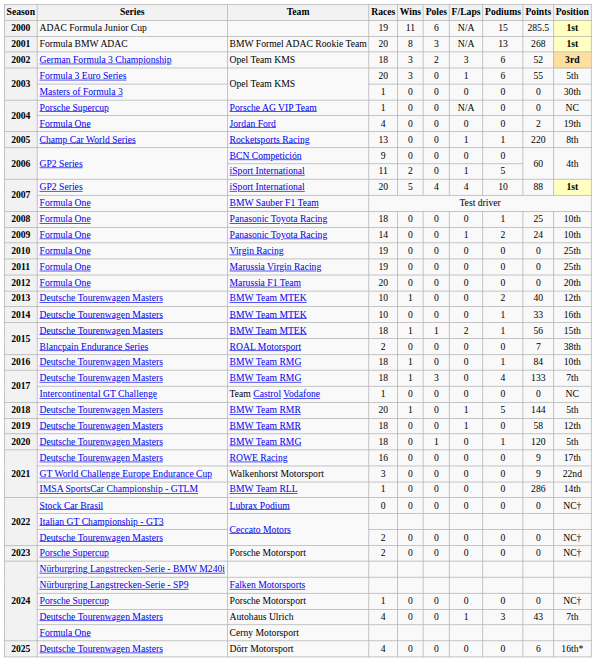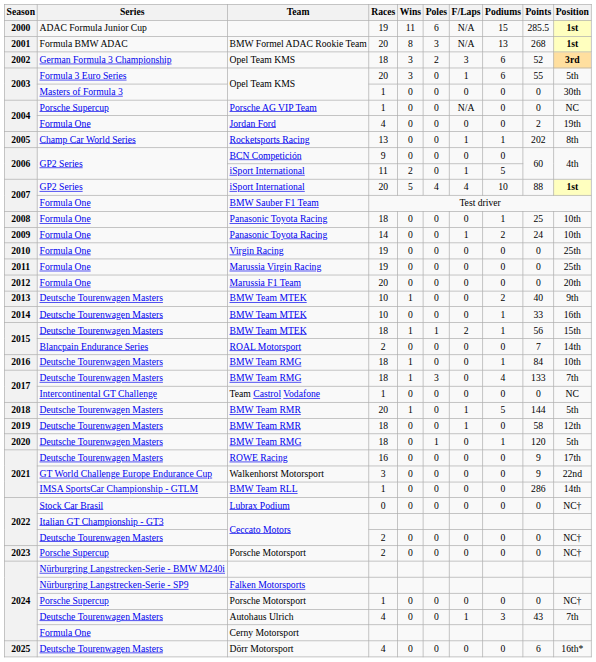(538, 140) 220 -> (538, 140) 202
(572, 299) 12th -> (572, 299) 9th
(572, 347) 38th -> (572, 347) 14th
